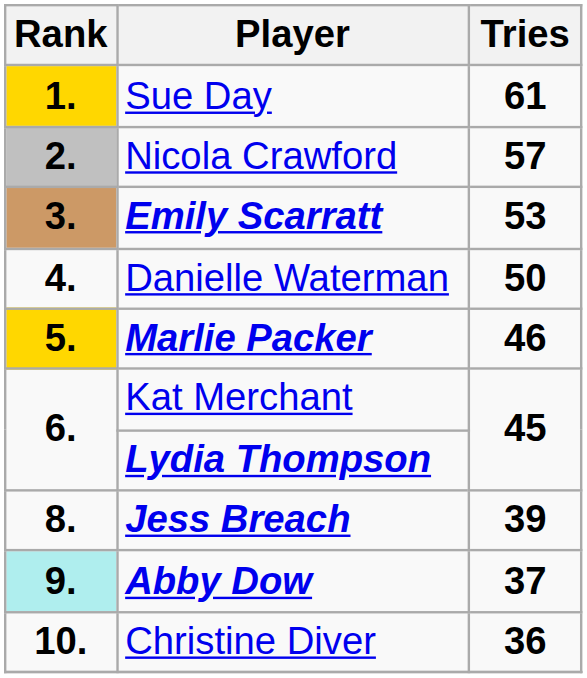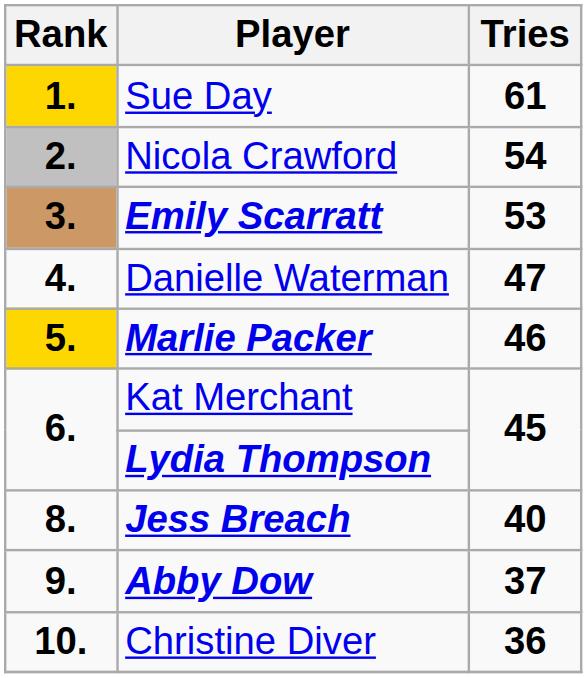(525, 156) 57 -> (525, 156) 54
(525, 277) 50 -> (525, 277) 47
(525, 519) 39 -> (525, 519) 40
(61, 580) paleturquoise background -> (61, 580) no background
